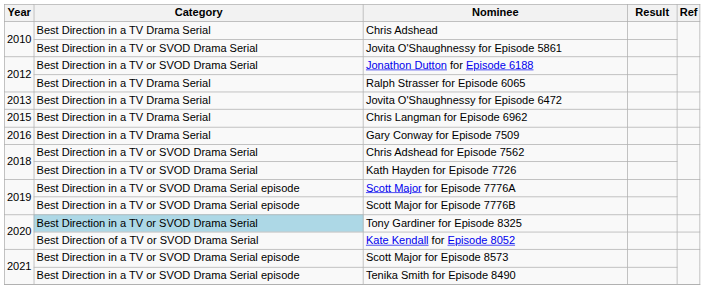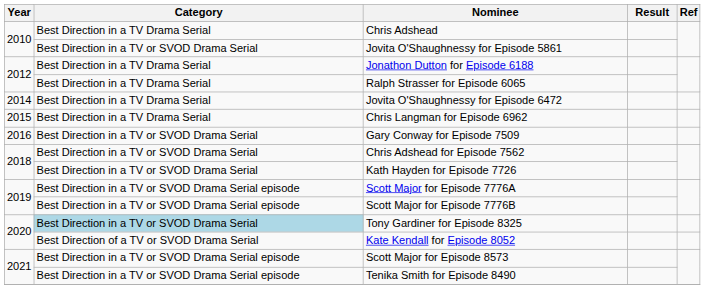(147, 65) Best Direction in a TV or SVOD Drama Serial -> (124, 65) Best Direction in a TV Drama Serial
(19, 100) 2013 -> (19, 100) 2014
(124, 135) Best Direction in a TV Drama Serial -> (147, 135) Best Direction in a TV or SVOD Drama Serial
